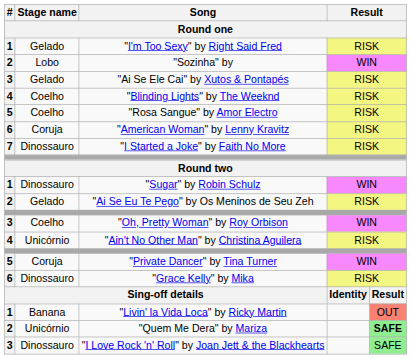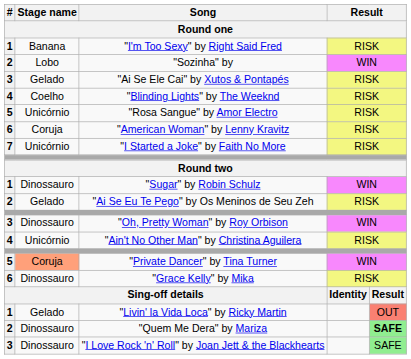(47, 46) Gelado -> (47, 46) Banana
(47, 113) Coelho -> (47, 113) Unicórnio
(47, 146) Dinossauro -> (47, 146) Unicórnio
(47, 223) Coelho -> (47, 223) Dinossauro
(47, 261) no background -> (47, 261) lightsalmon background
(47, 312) Banana -> (47, 312) Gelado
(47, 328) Unicórnio -> (47, 328) Dinossauro
